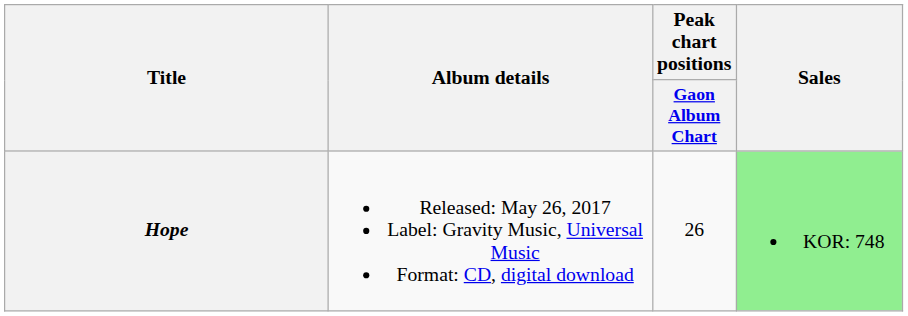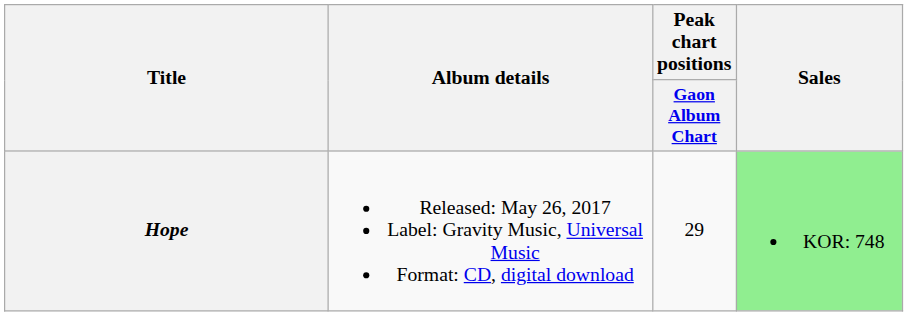(694, 230) 26 -> (694, 230) 29
